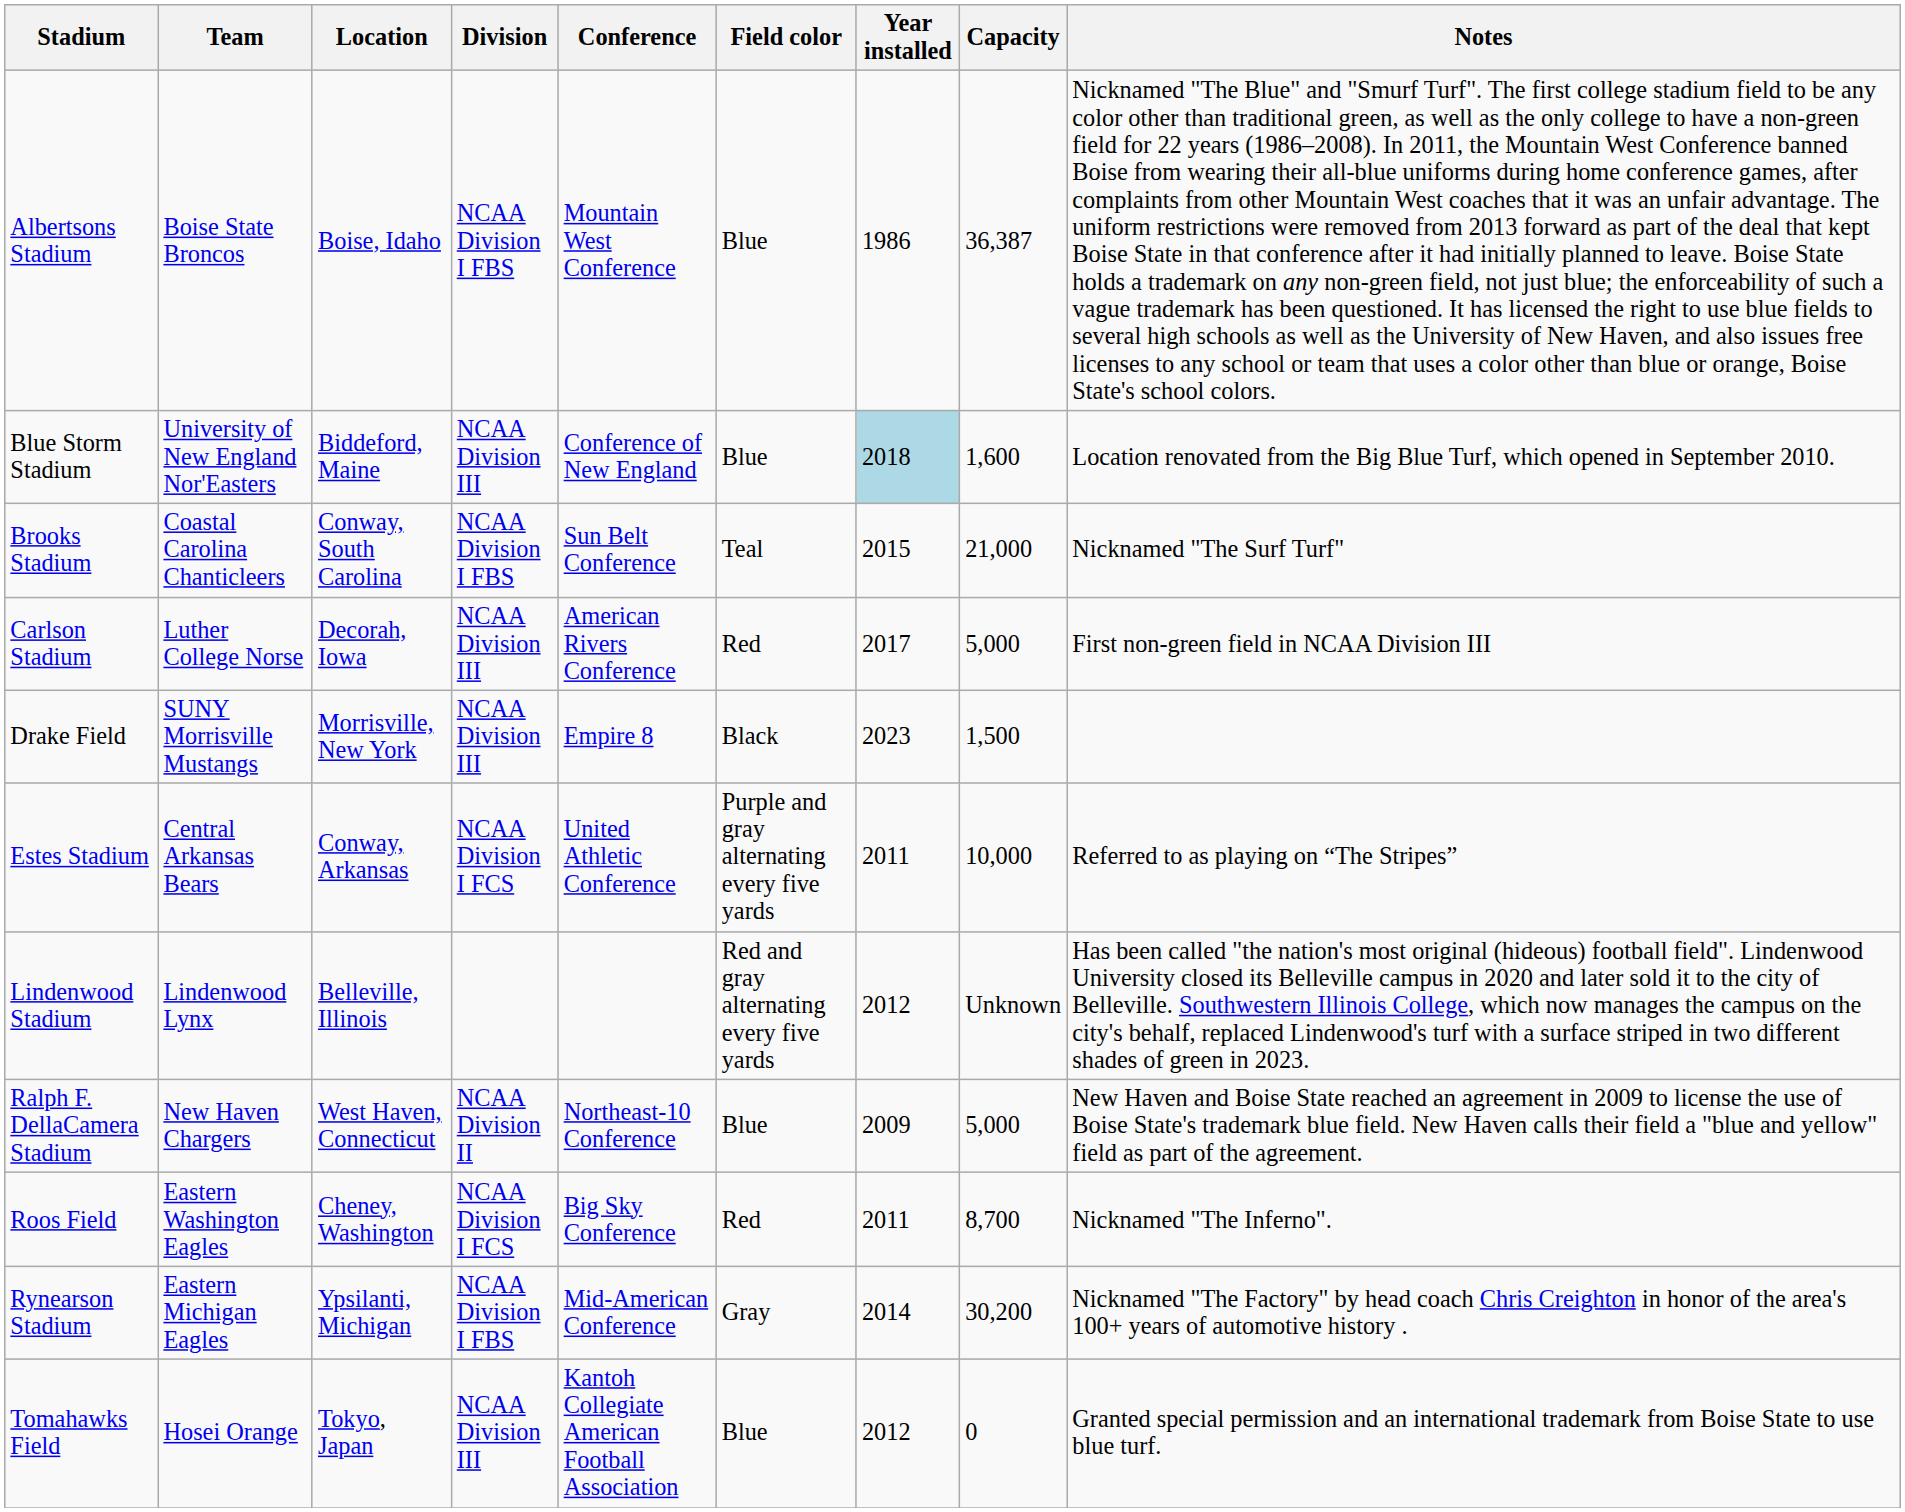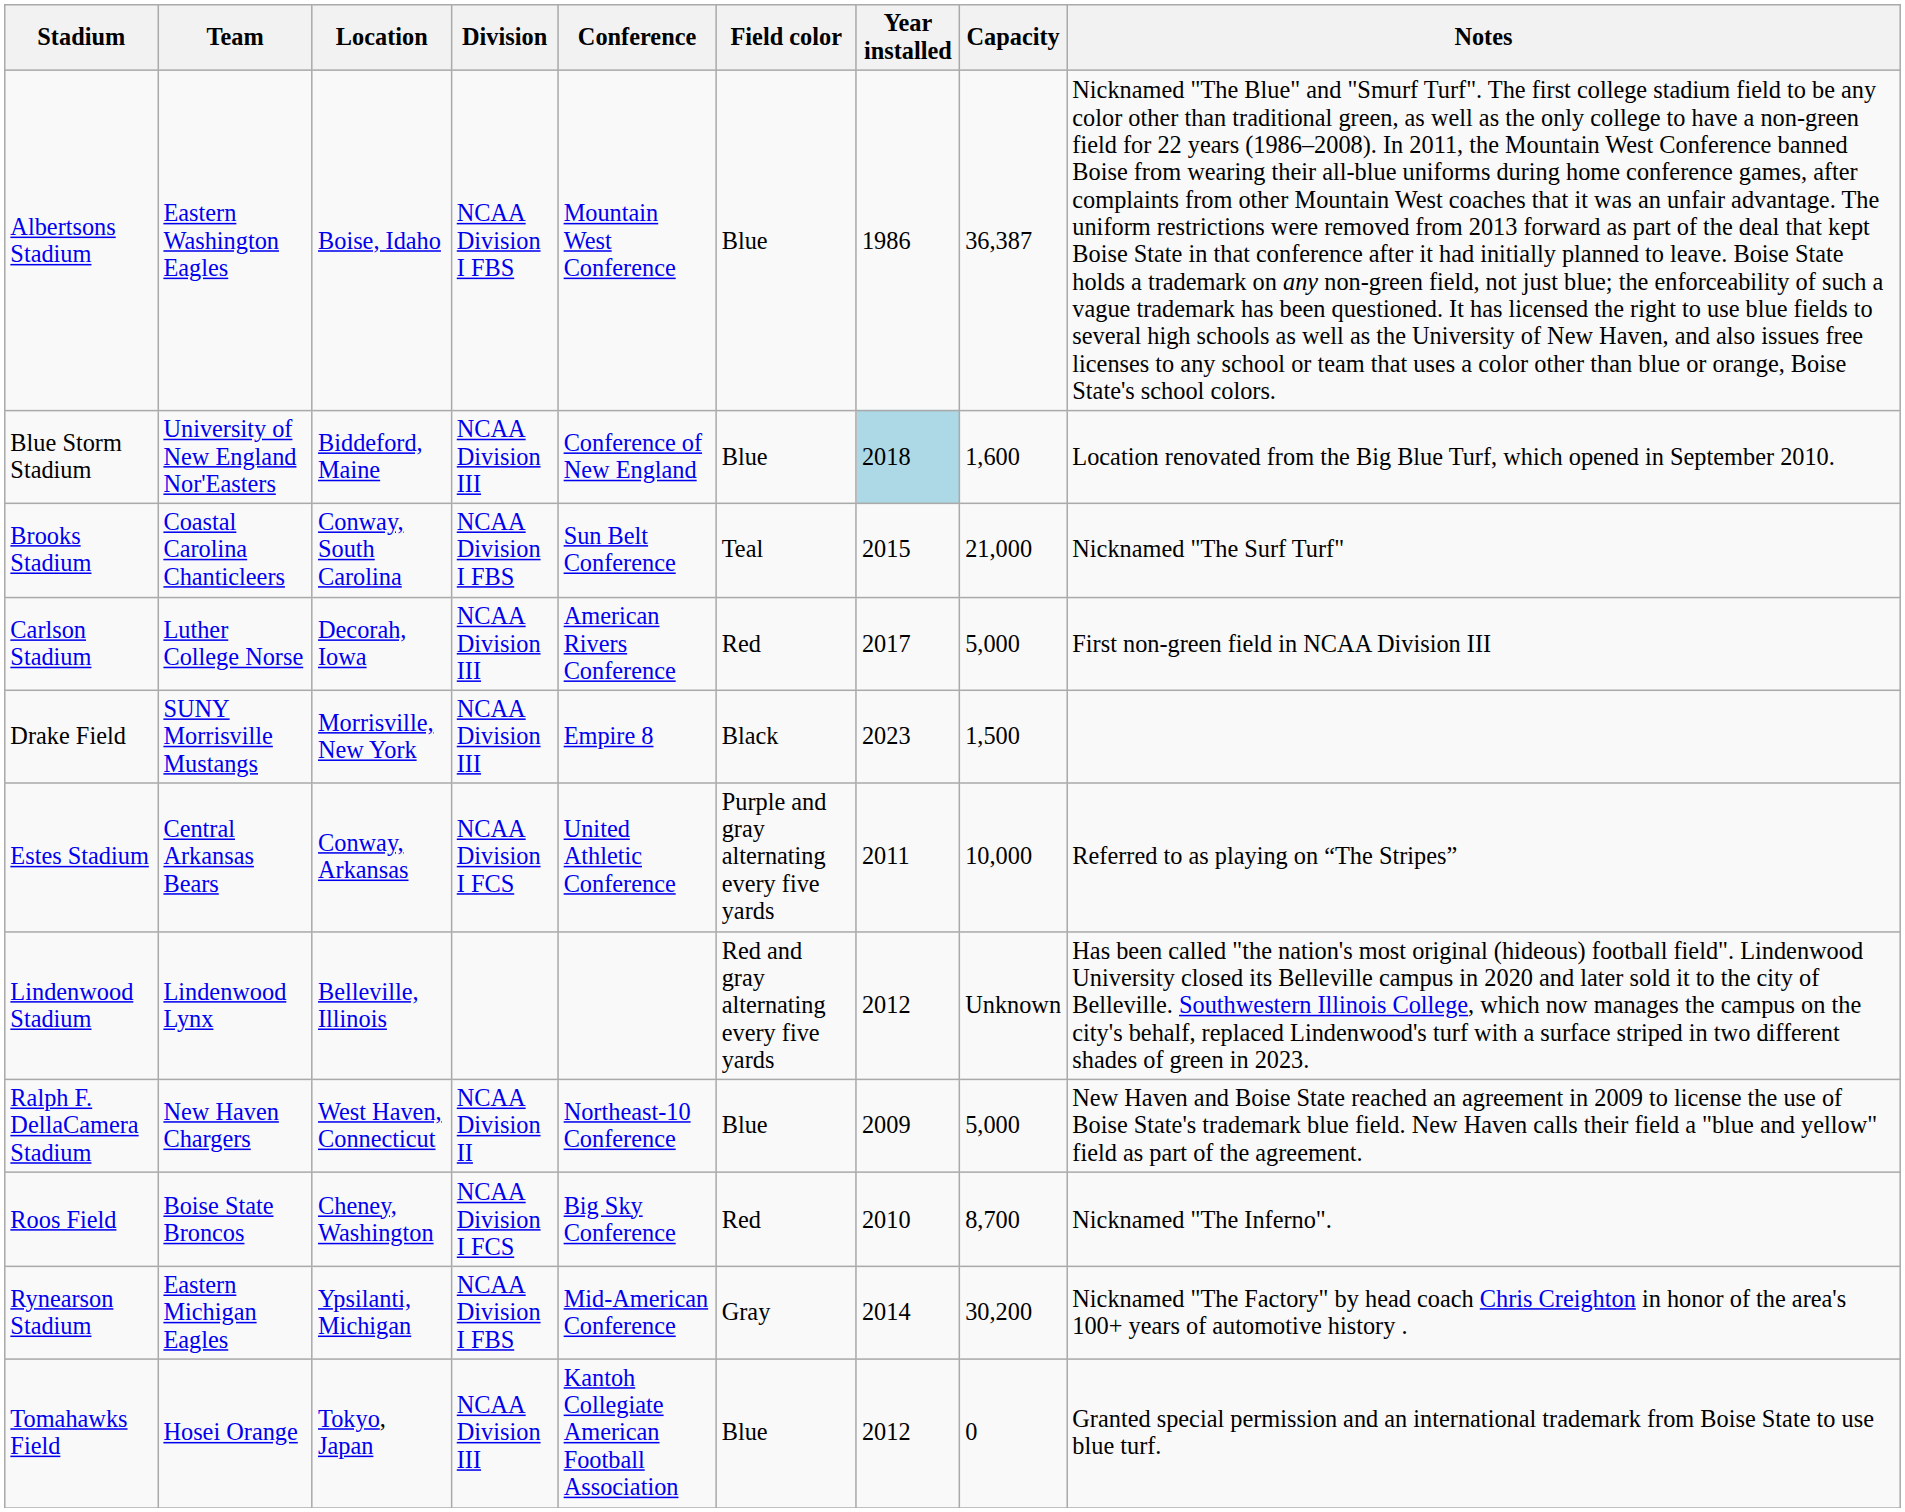(218, 240) Boise State Broncos -> (221, 240) Eastern Washington Eagles
(221, 1219) Eastern Washington Eagles -> (218, 1219) Boise State Broncos
(886, 1219) 2011 -> (886, 1219) 2010
